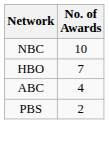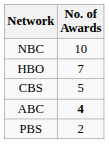+ row: (31, 88)
(81, 88) normal -> (81, 108) bold
